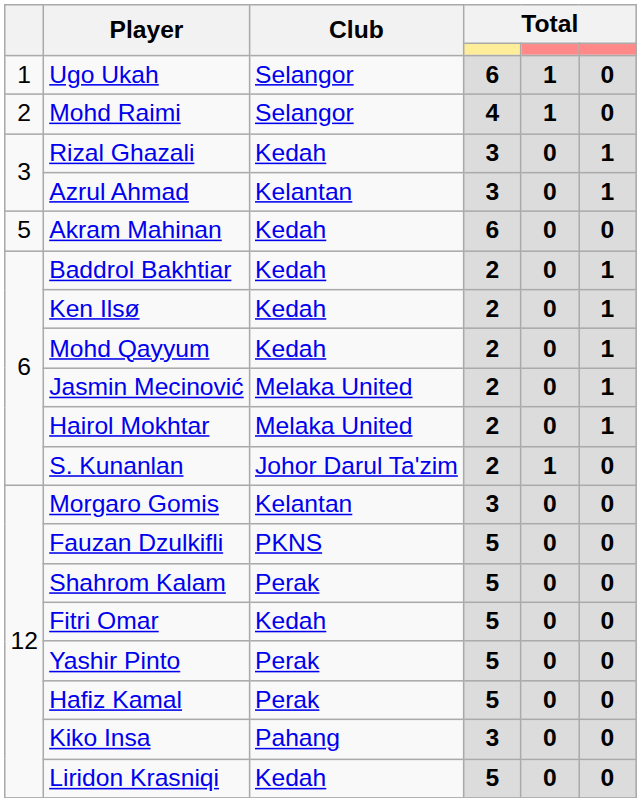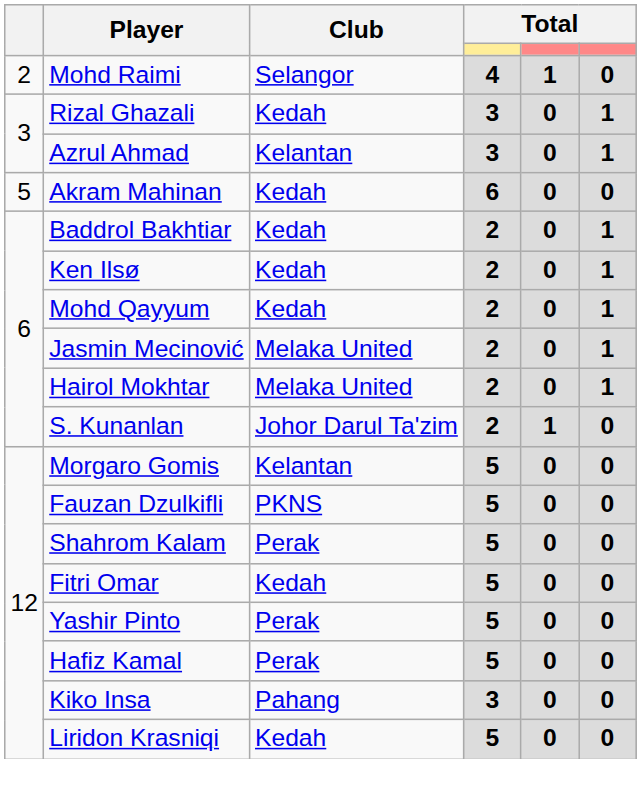- row: (104, 74)
(492, 504) 3 -> (492, 465) 5
